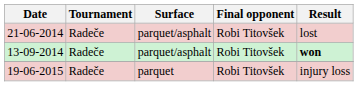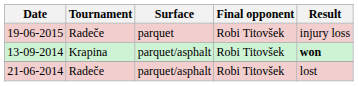rows swapped: (35, 33) <-> (35, 71)
(86, 52) Radeče -> (88, 52) Krapina
